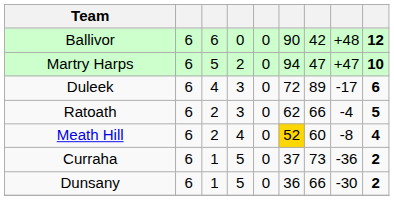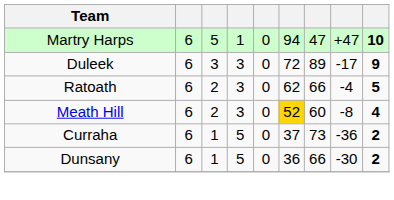- row: (90, 40)
(240, 64) 2 -> (240, 40) 1
(215, 87) 4 -> (215, 64) 3
(376, 87) 6 -> (376, 64) 9
(240, 135) 4 -> (240, 111) 3
